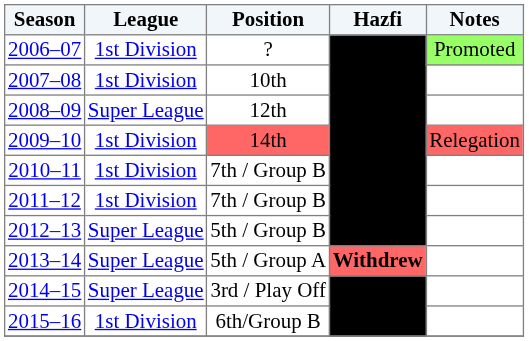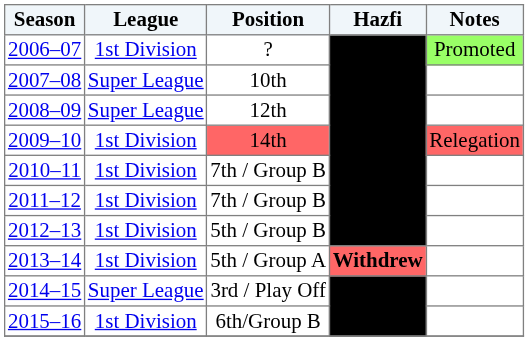(146, 79) 1st Division -> (146, 79) Super League
(146, 230) Super League -> (146, 230) 1st Division
(146, 260) Super League -> (146, 260) 1st Division
